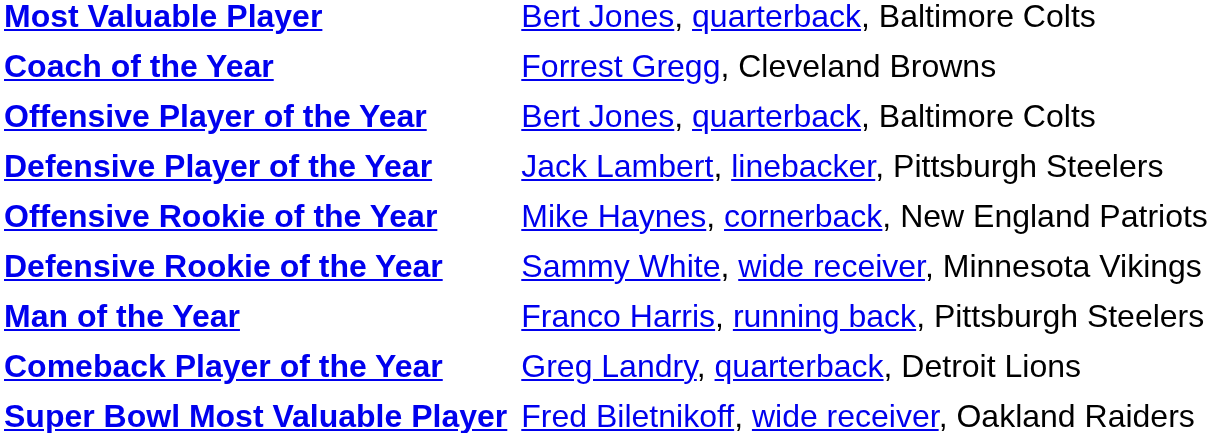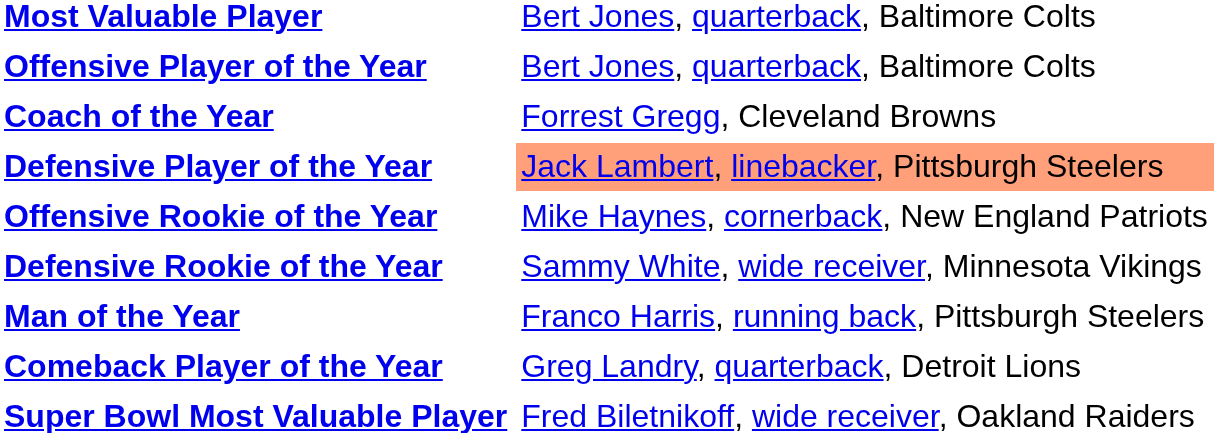rows swapped: (139, 66) <-> (215, 116)
(842, 166) no background -> (842, 166) lightsalmon background
